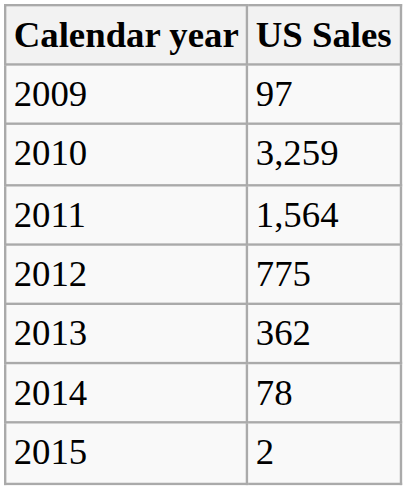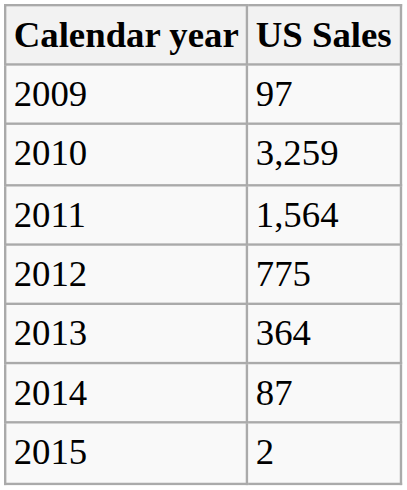(283, 332) 362 -> (283, 332) 364
(274, 392) 78 -> (274, 392) 87
